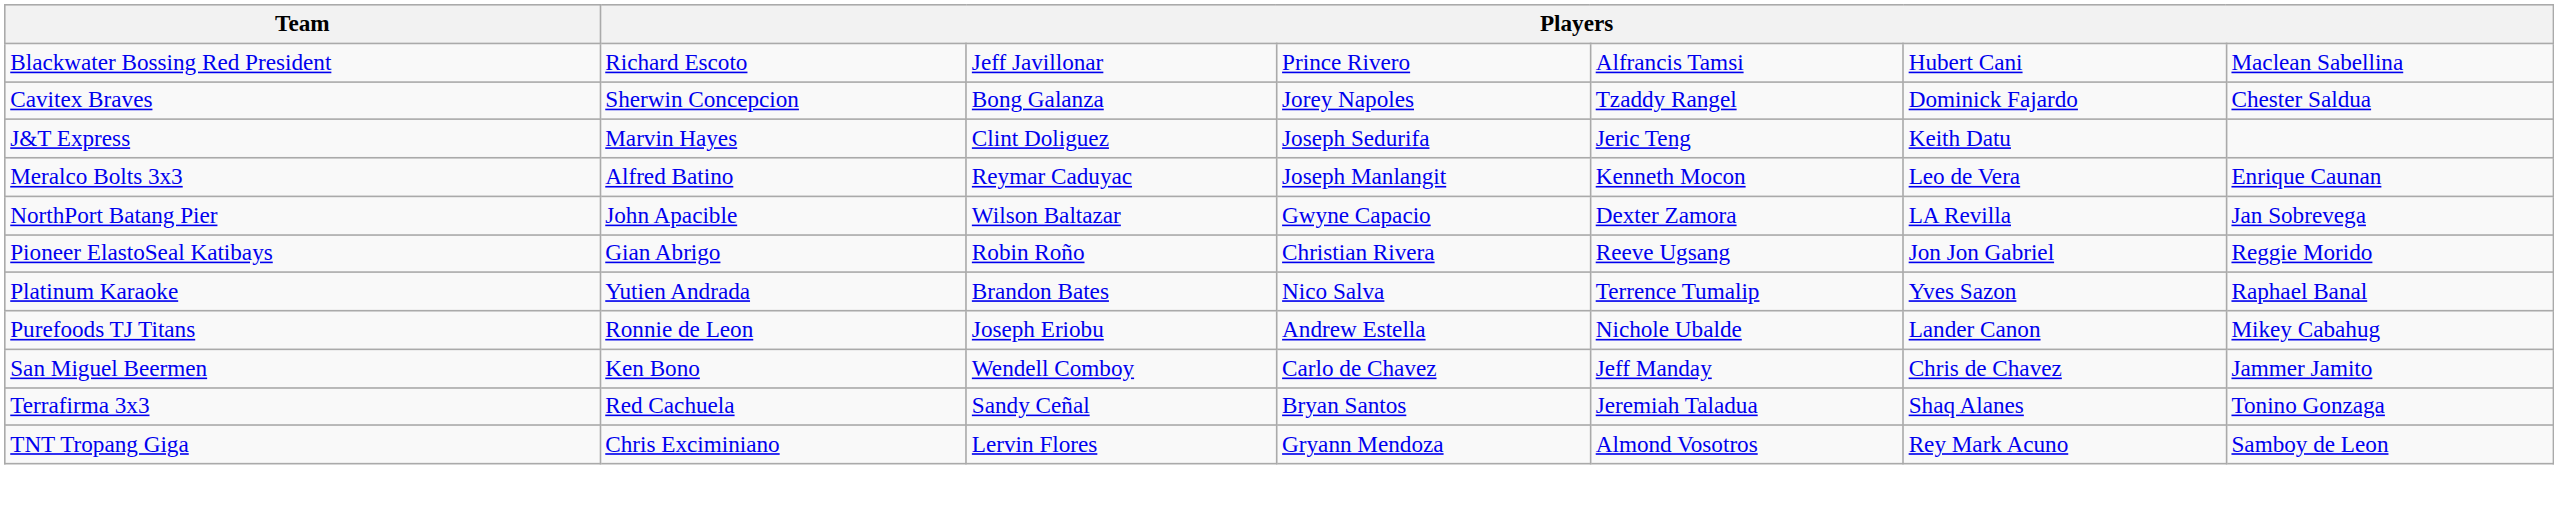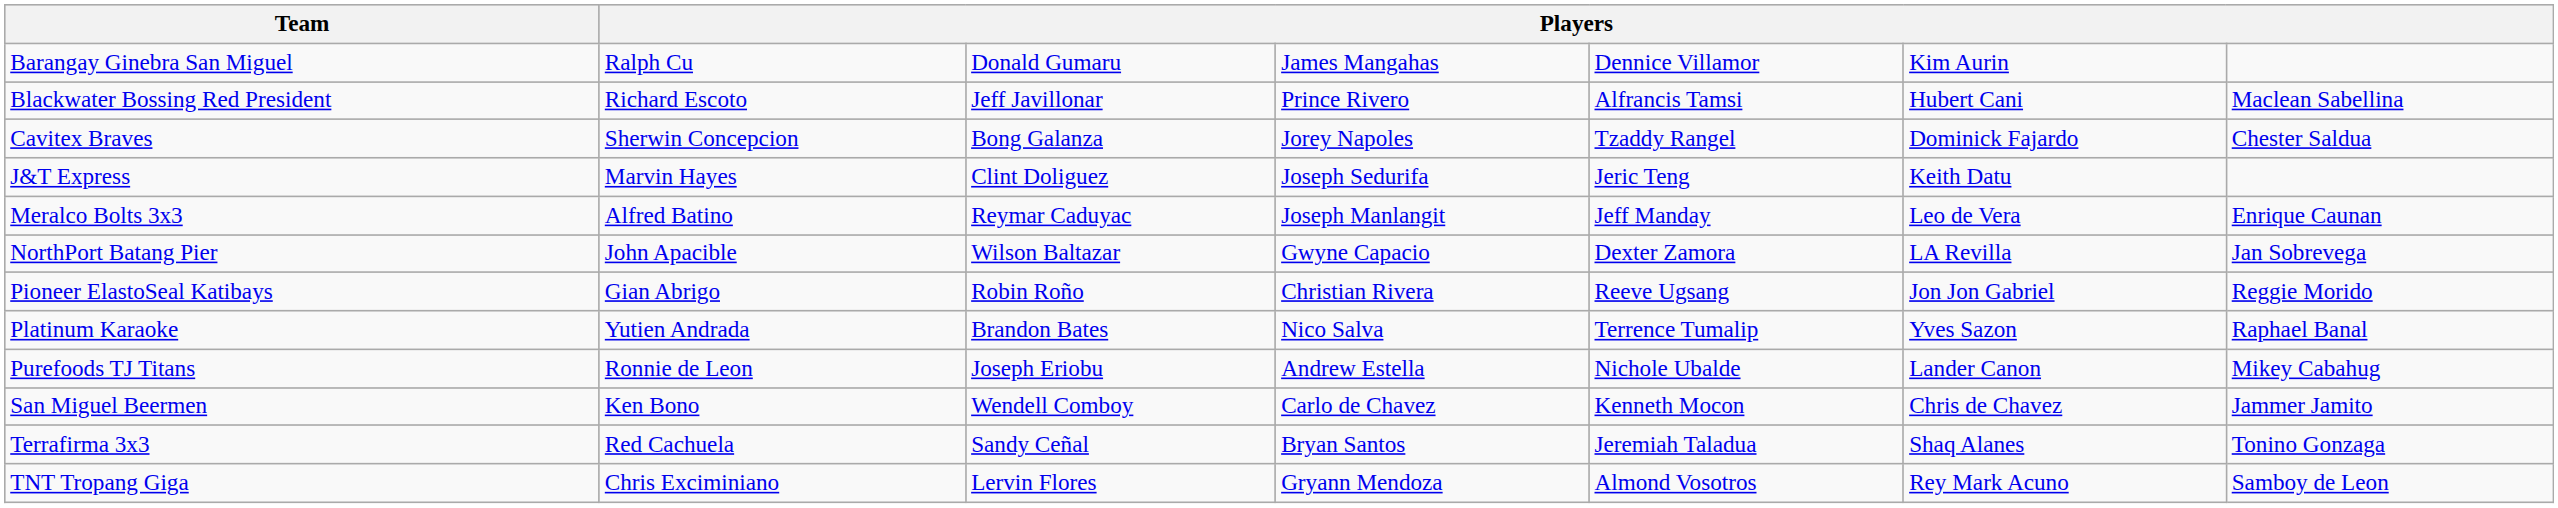+ row: (151, 62)
(1671, 176) Kenneth Mocon -> (1653, 215) Jeff Manday
(1654, 368) Jeff Manday -> (1669, 406) Kenneth Mocon
